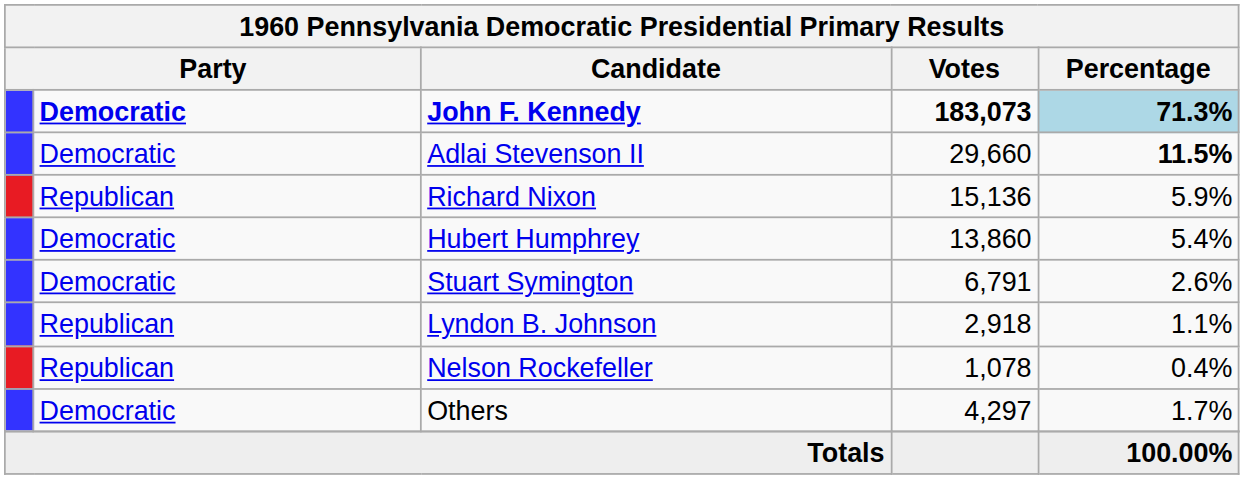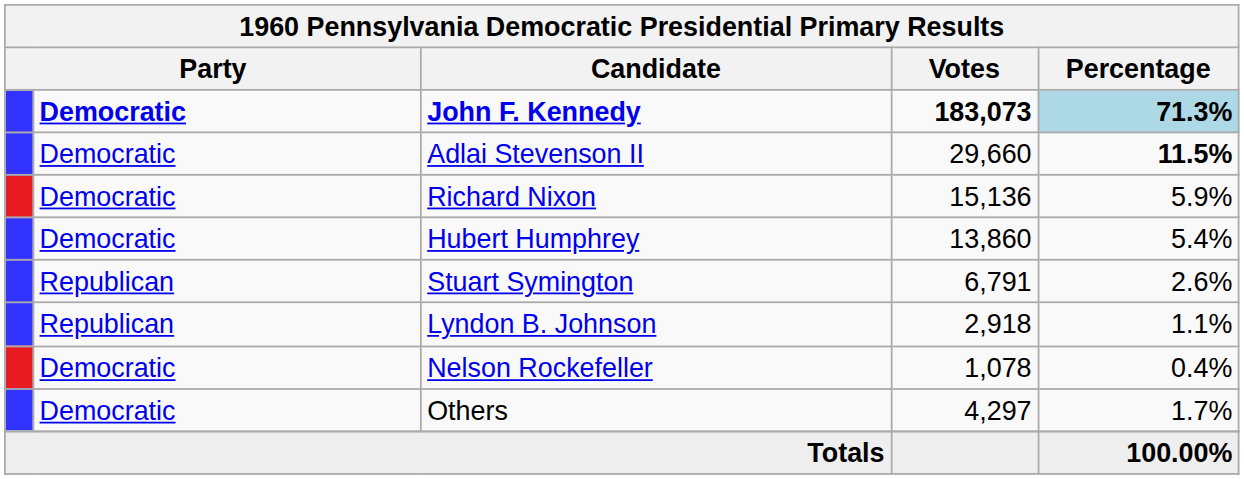(107, 197) Republican -> (108, 197) Democratic
(108, 282) Democratic -> (107, 282) Republican
(107, 367) Republican -> (108, 367) Democratic
